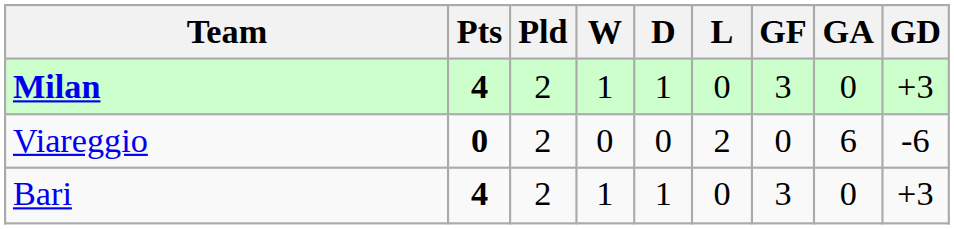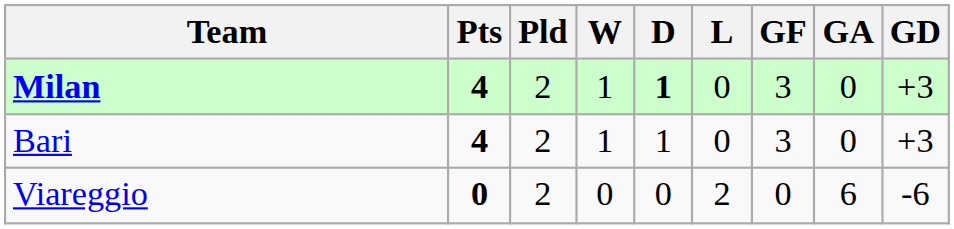(663, 85) normal -> (663, 85) bold
rows swapped: (42, 194) <-> (80, 140)
